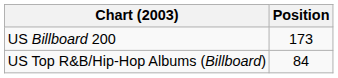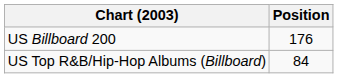(301, 38) 173 -> (301, 38) 176
